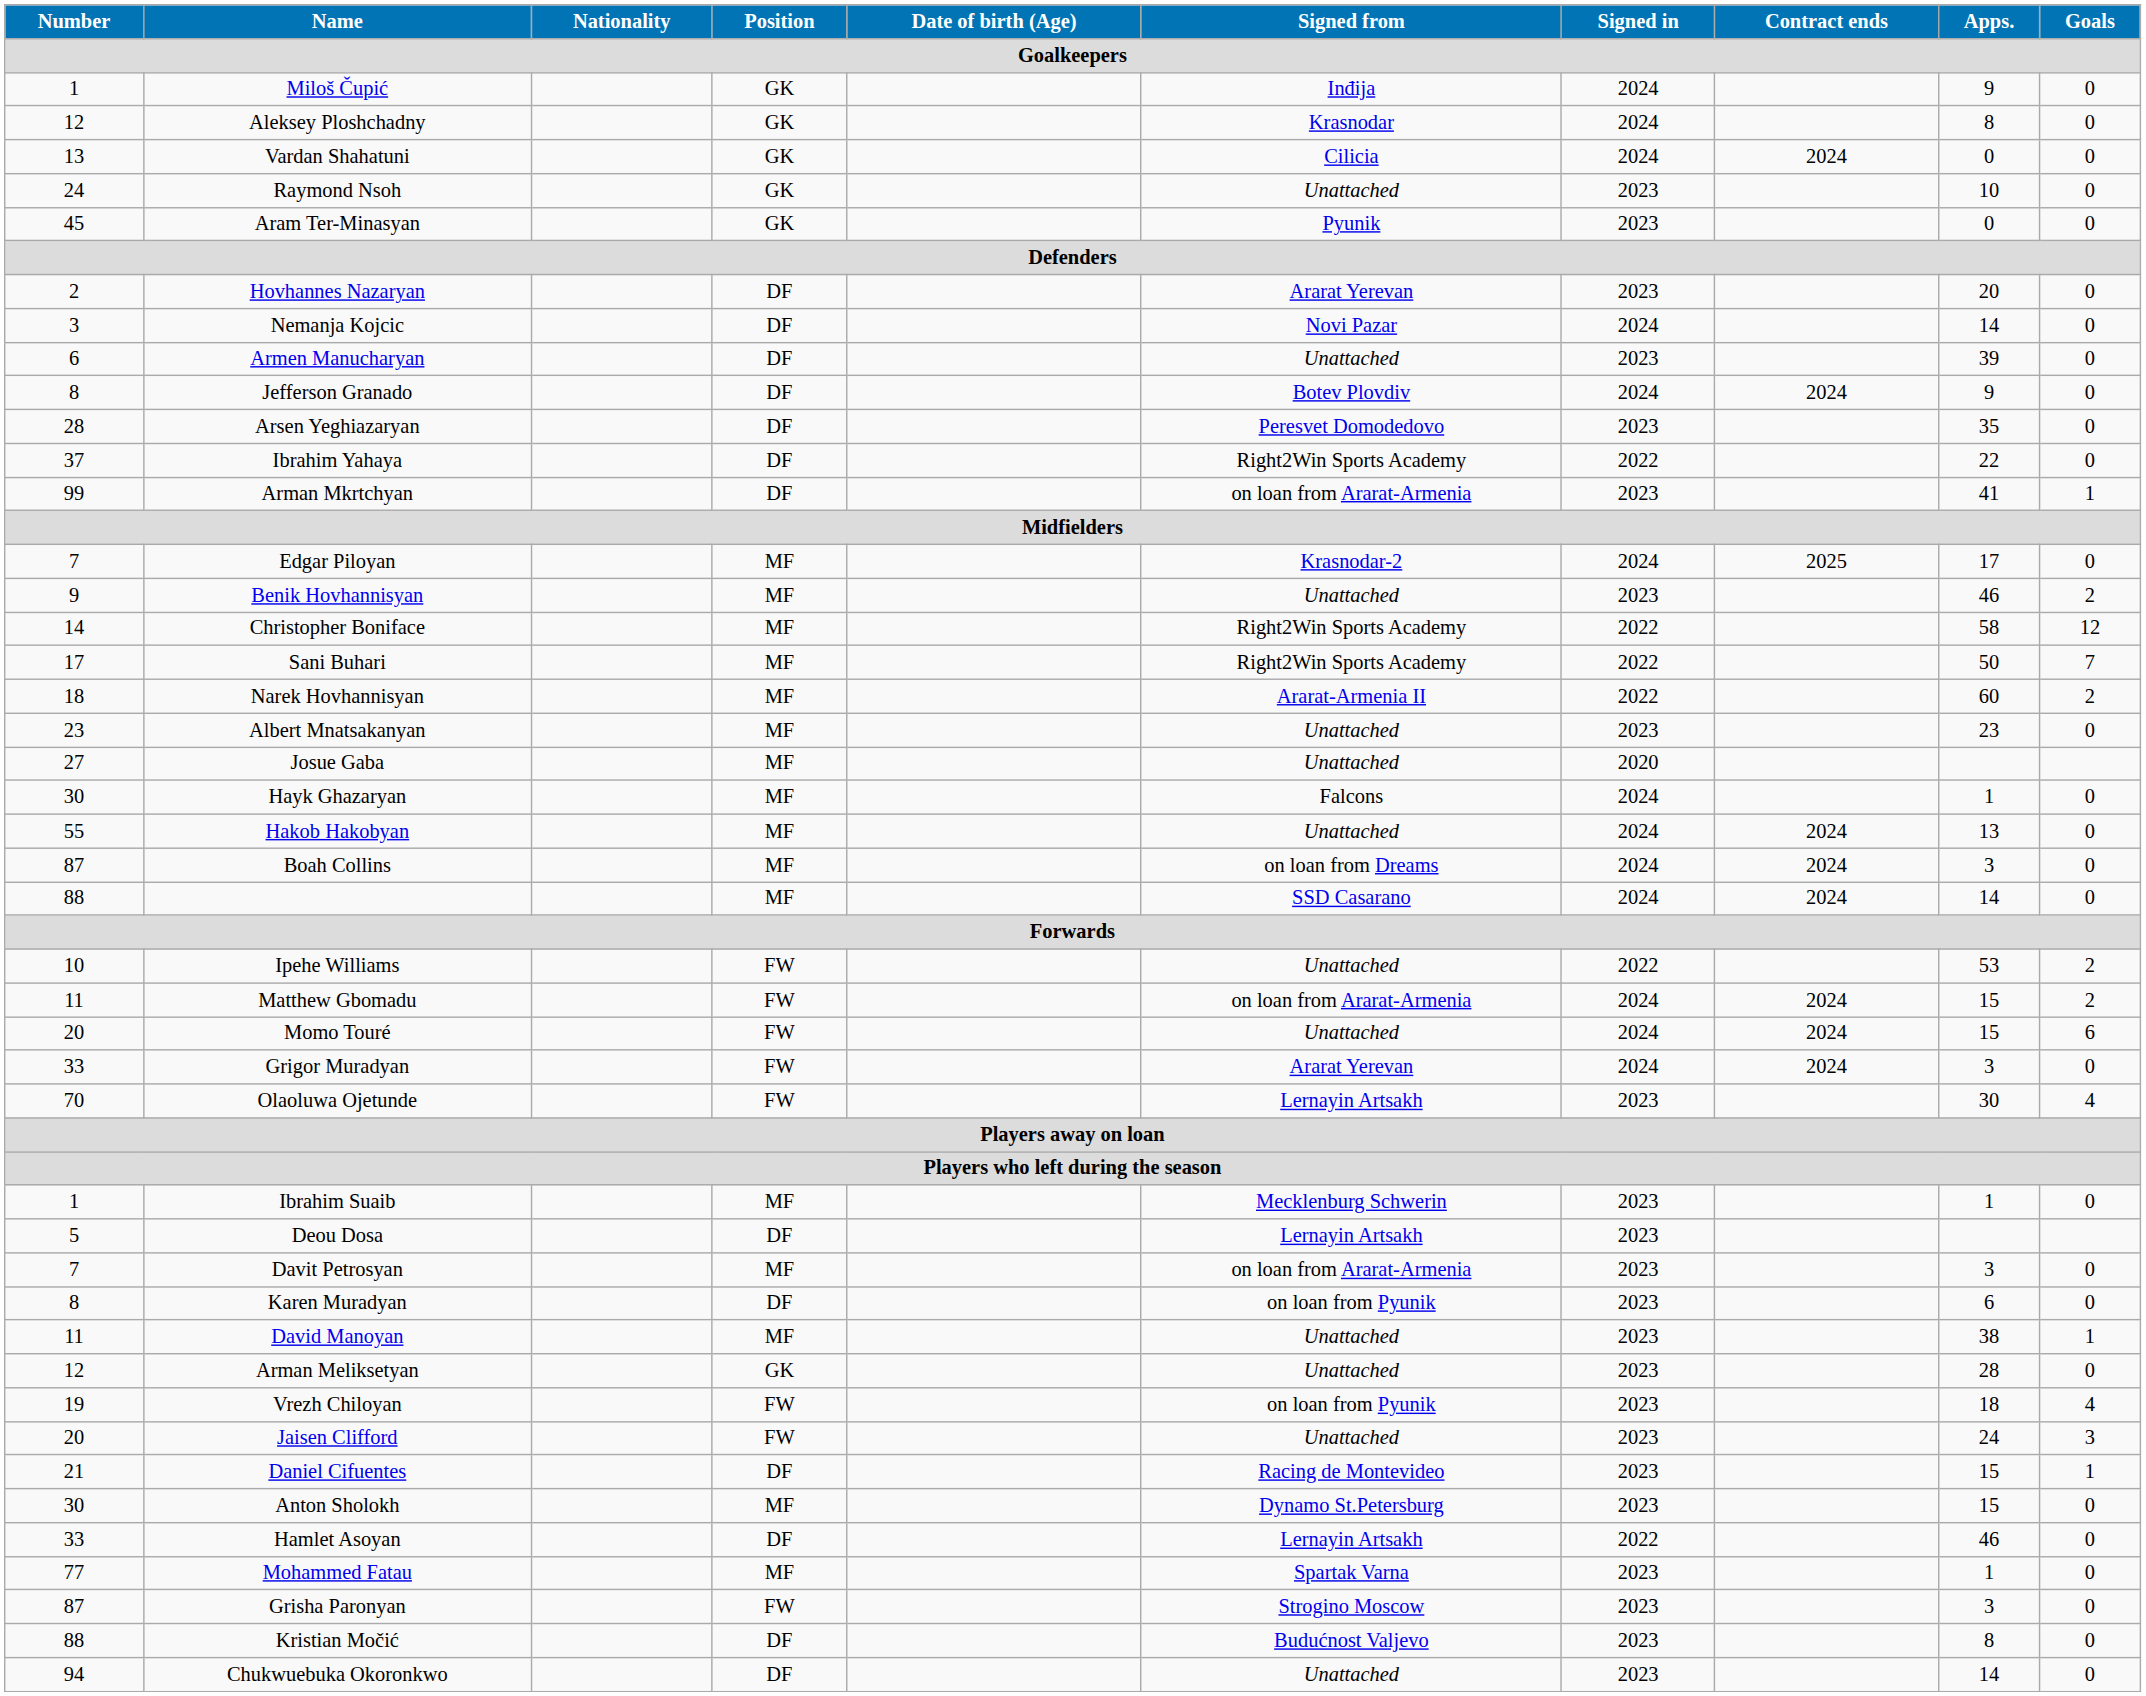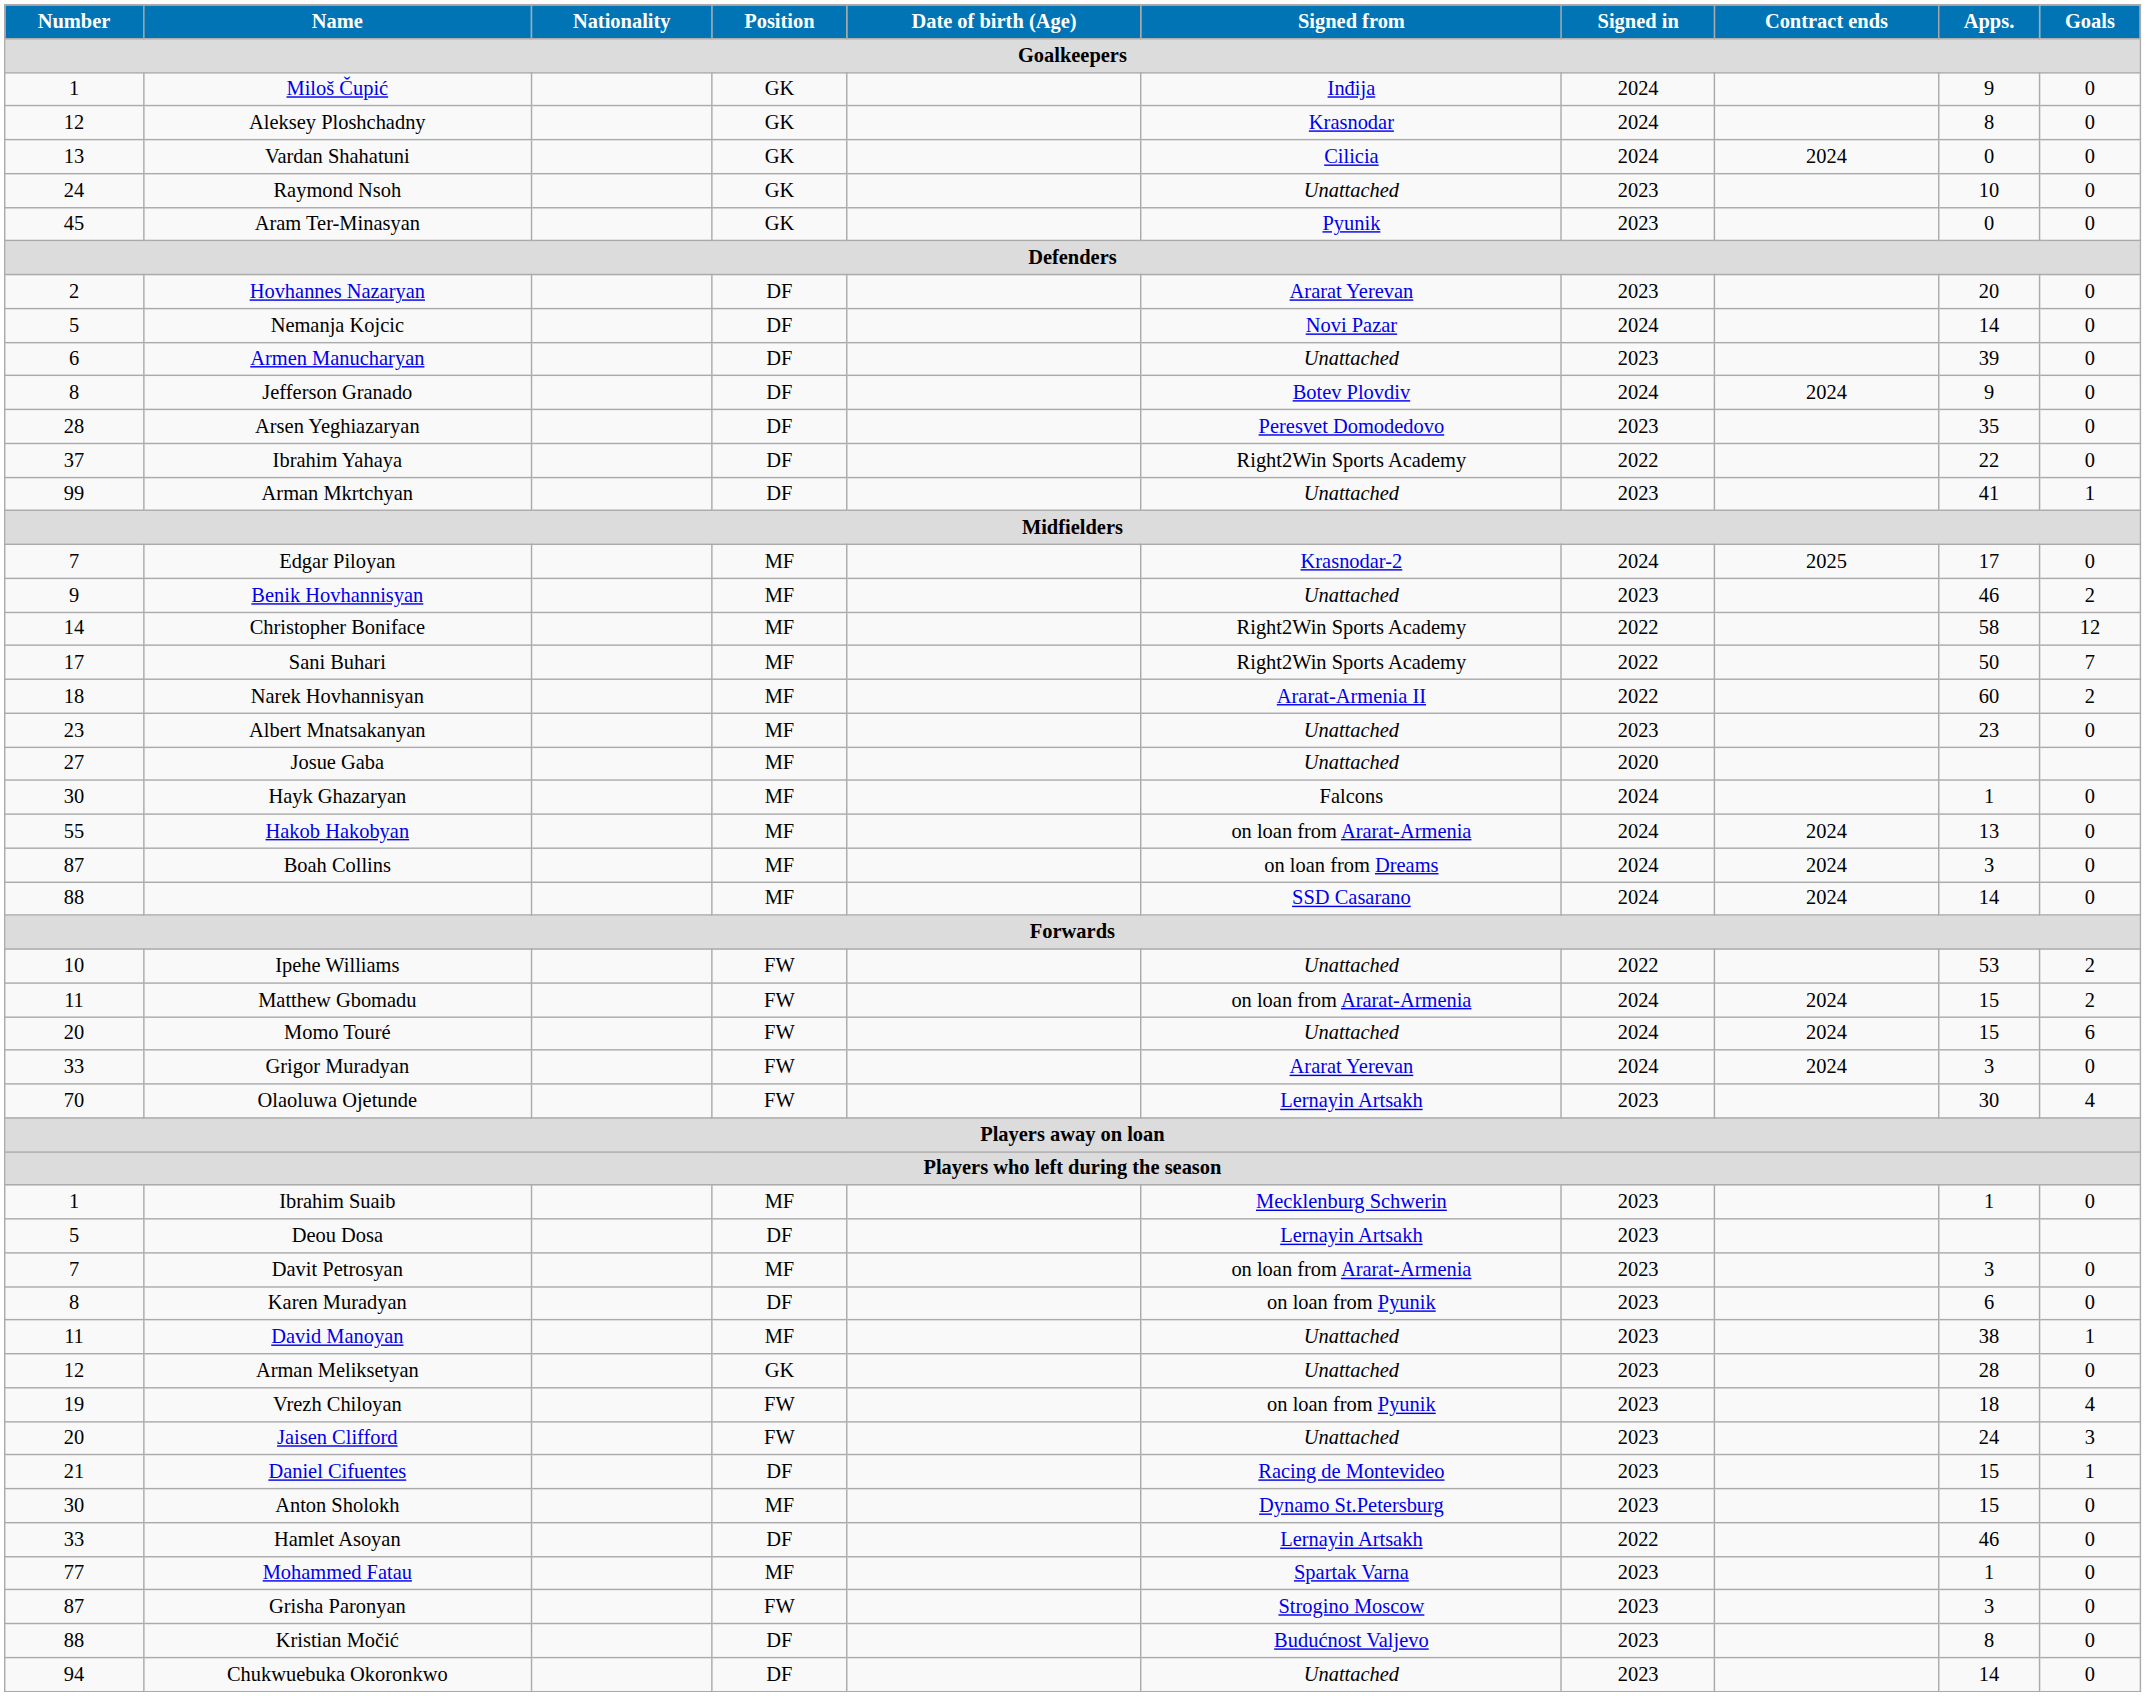(74, 325) 3 -> (74, 325) 5
(1351, 493) on loan from Ararat-Armenia -> (1351, 493) Unattached
(1351, 831) Unattached -> (1351, 831) on loan from Ararat-Armenia
